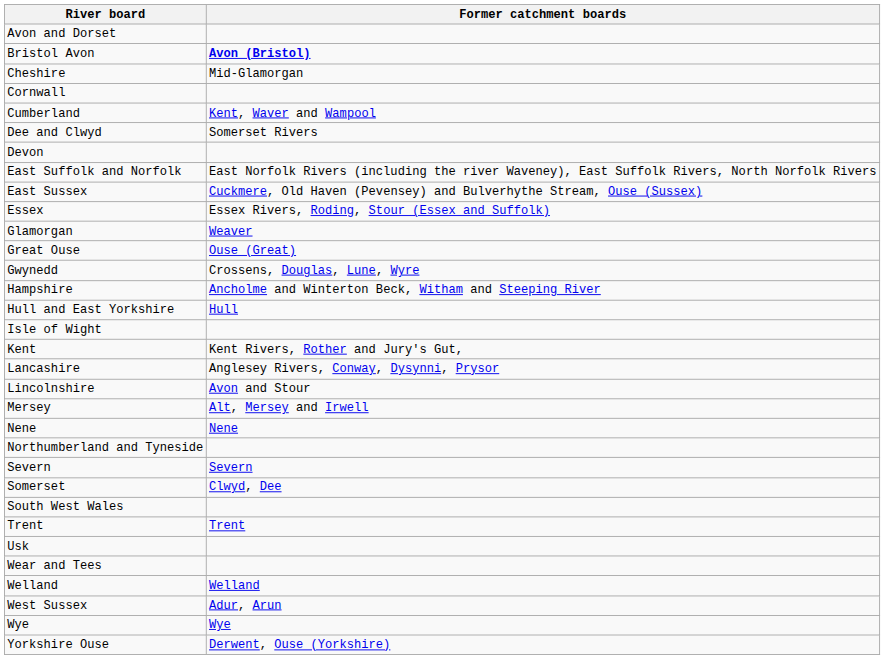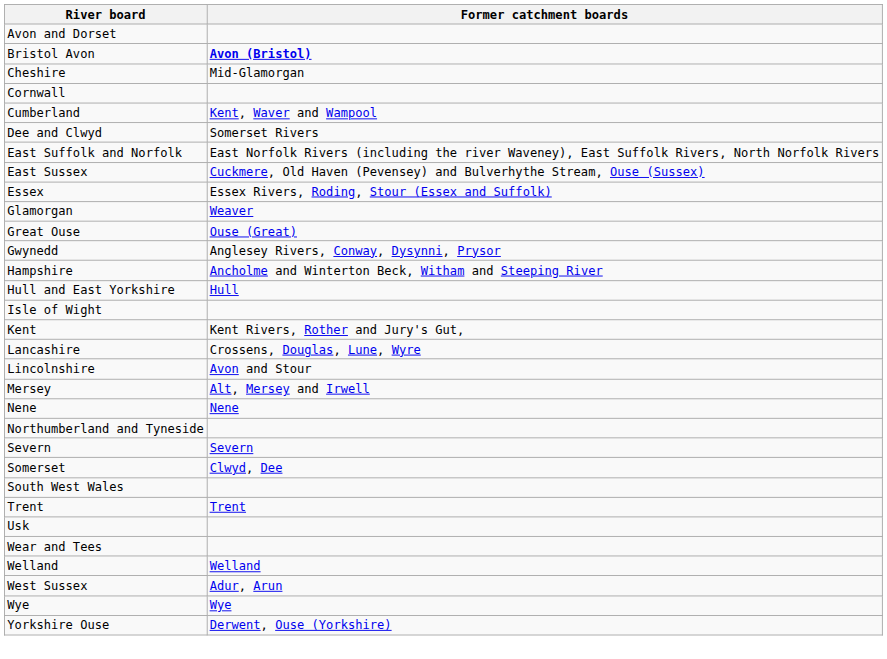- row: (25, 152)
(314, 270) Crossens, Douglas, Lune, Wyre -> (355, 251) Anglesey Rivers, Conway, Dysynni, Prysor
(354, 369) Anglesey Rivers, Conway, Dysynni, Prysor -> (315, 349) Crossens, Douglas, Lune, Wyre
